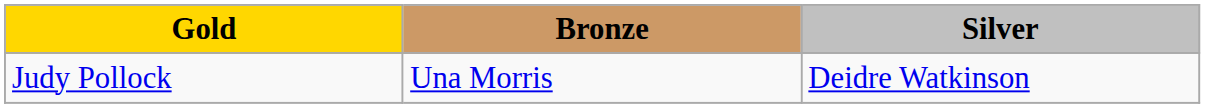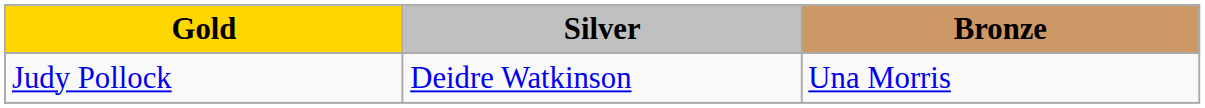columns swapped: (1000, 28) <-> (602, 28)
